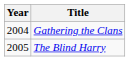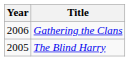(18, 30) 2004 -> (18, 30) 2006
